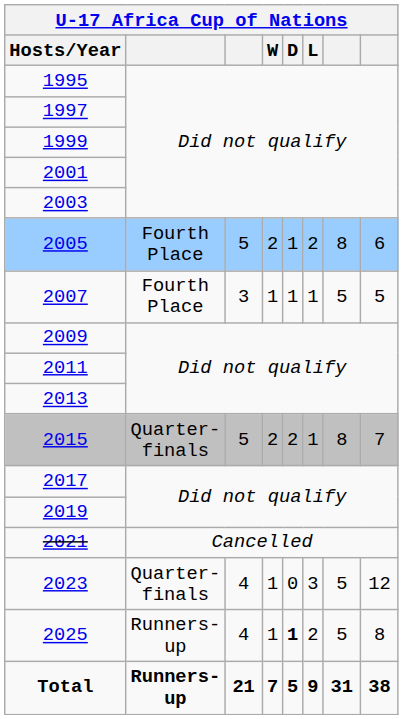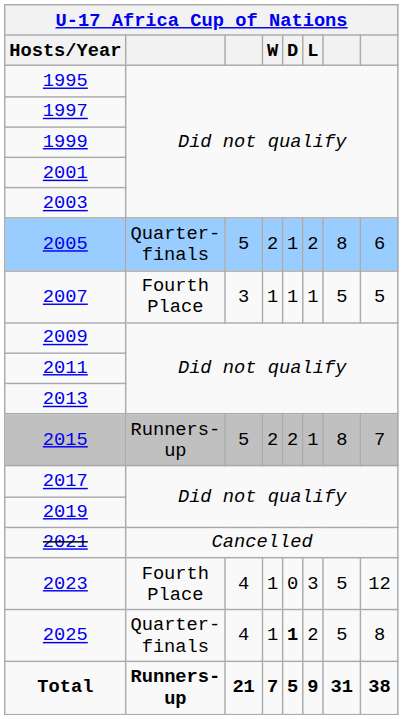(175, 244) Fourth Place -> (175, 244) Quarter-finals
(175, 440) Quarter-finals -> (175, 440) Runners-up
(175, 584) Quarter-finals -> (175, 584) Fourth Place
(175, 636) Runners-up -> (175, 636) Quarter-finals
